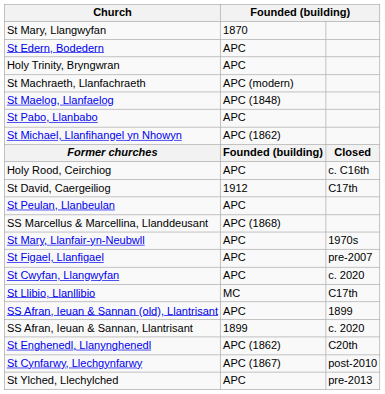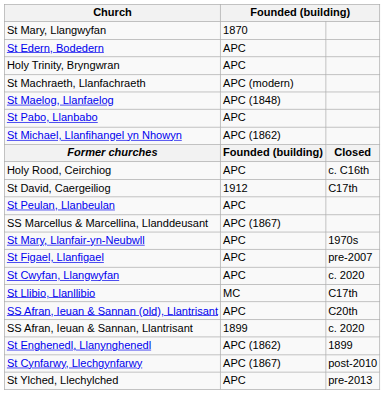(252, 223) APC (1868) -> (252, 223) APC (1867)
(340, 310) 1899 -> (343, 310) C20th
(343, 345) C20th -> (340, 345) 1899
